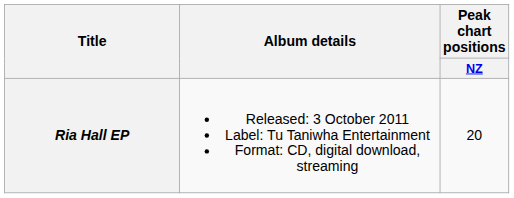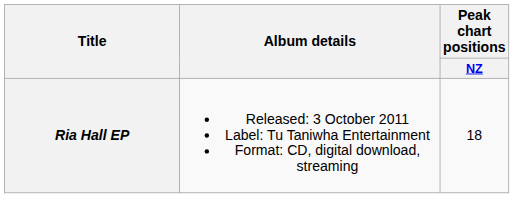(474, 135) 20 -> (474, 135) 18
